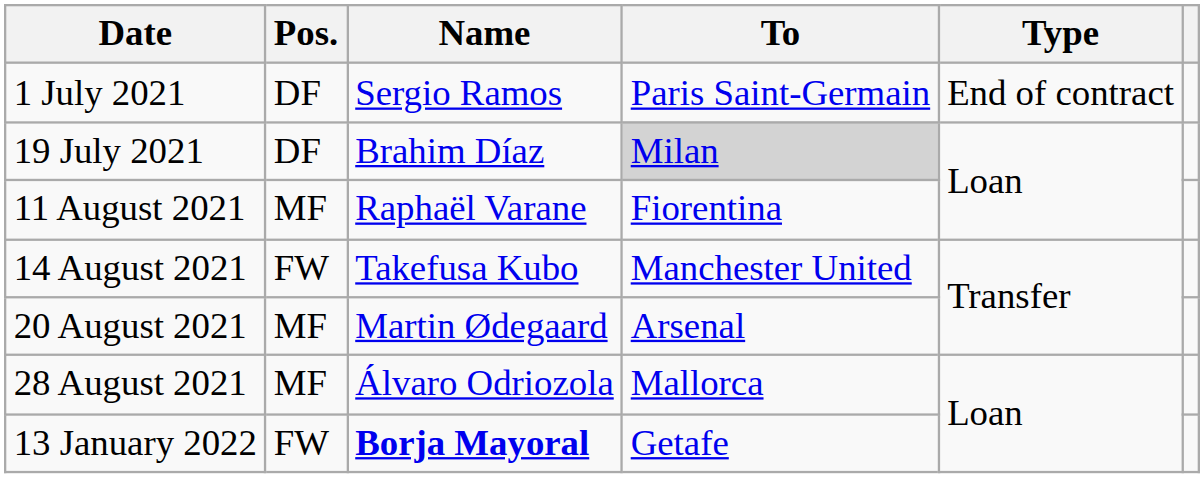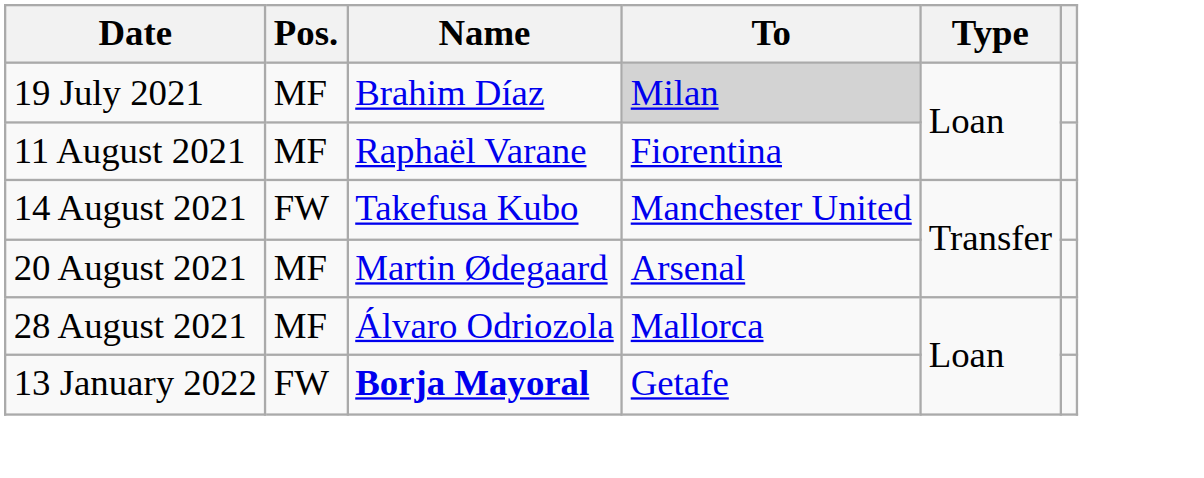- row: (100, 92)
(297, 150) DF -> (300, 92) MF
